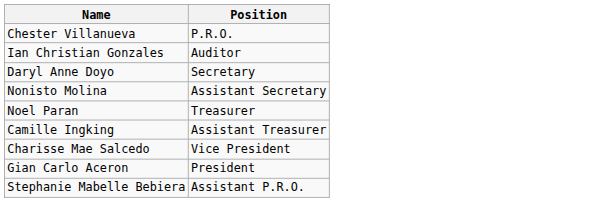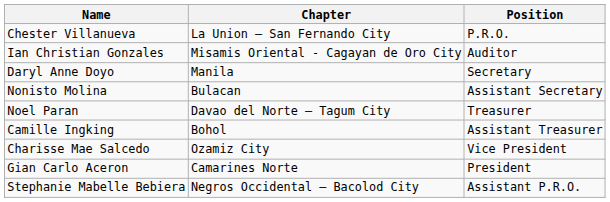+ column: (326, 14)
